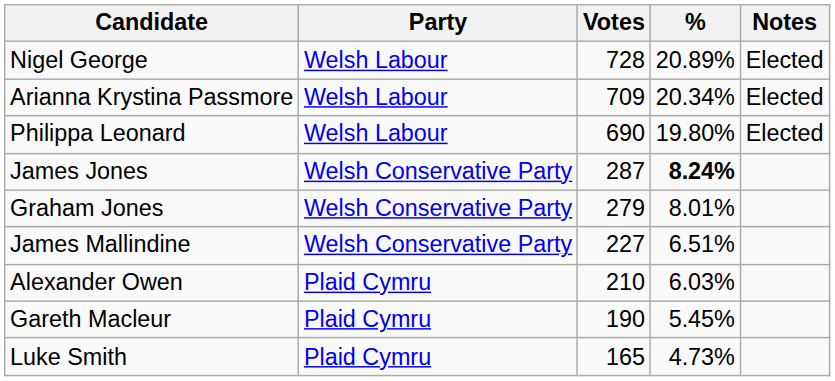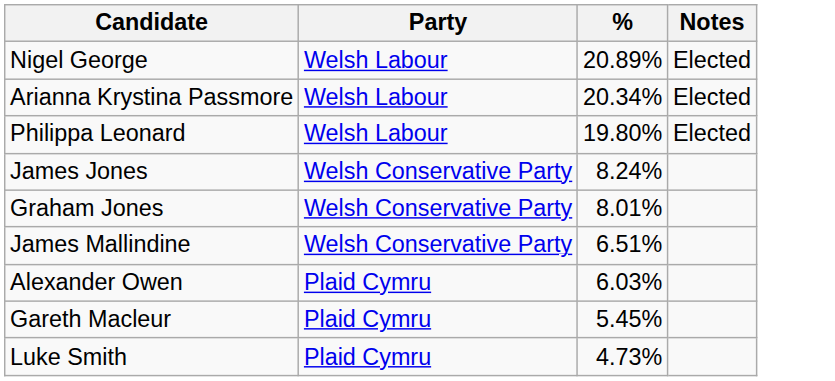- column: (614, 23)
(702, 171) bold -> (629, 171) normal
